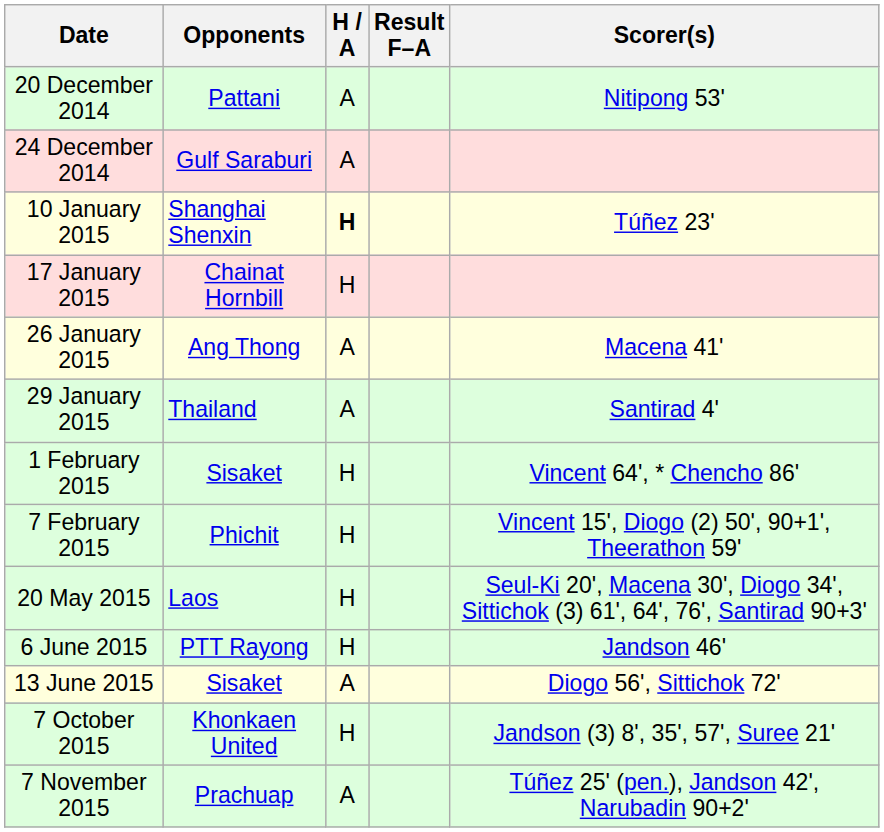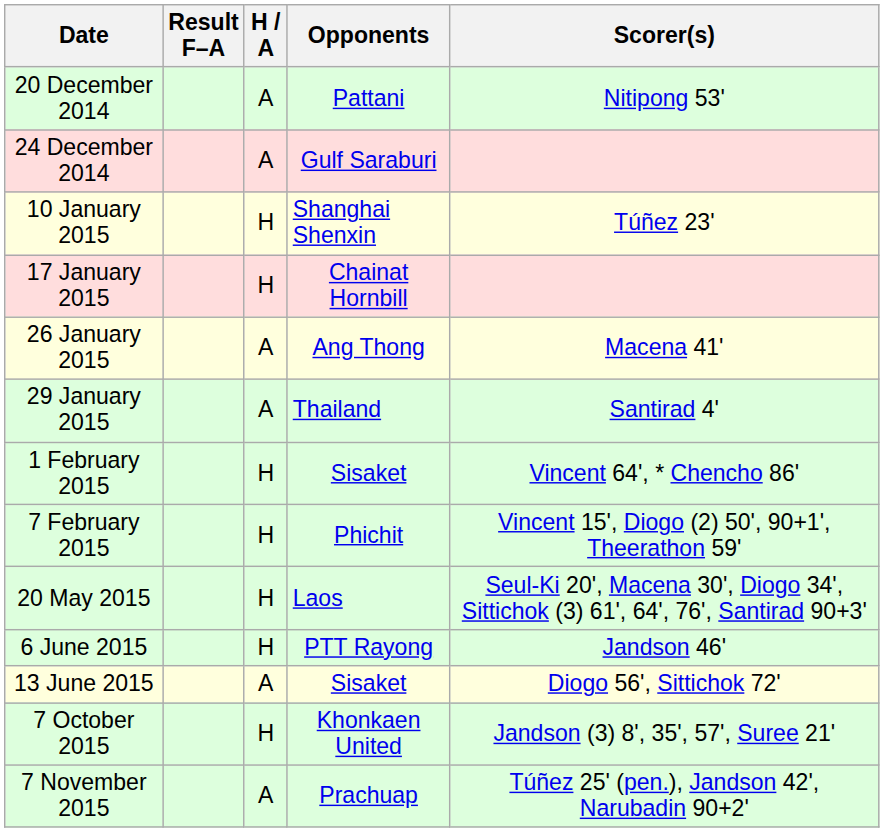columns swapped: (244, 35) <-> (409, 35)
(347, 223) bold -> (266, 223) normal
